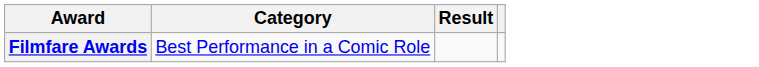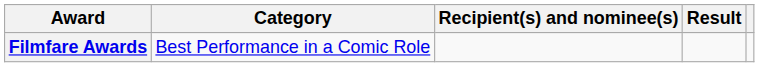+ column: (559, 18)
